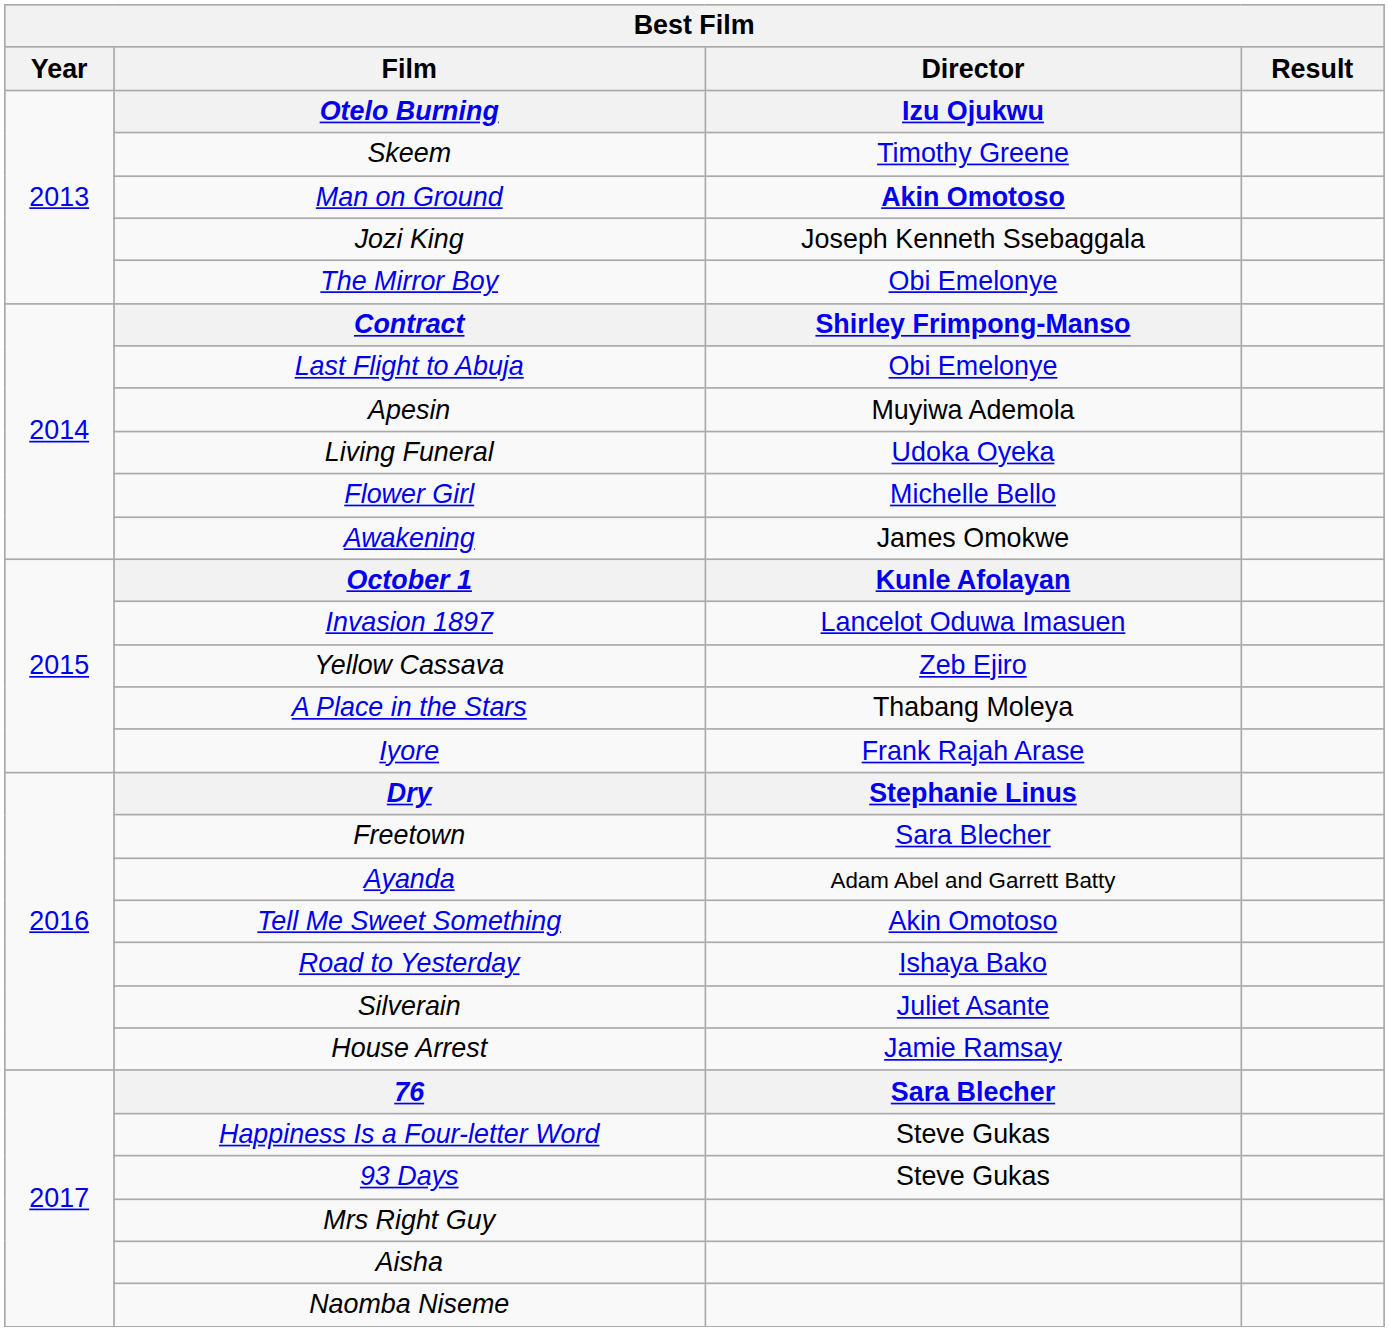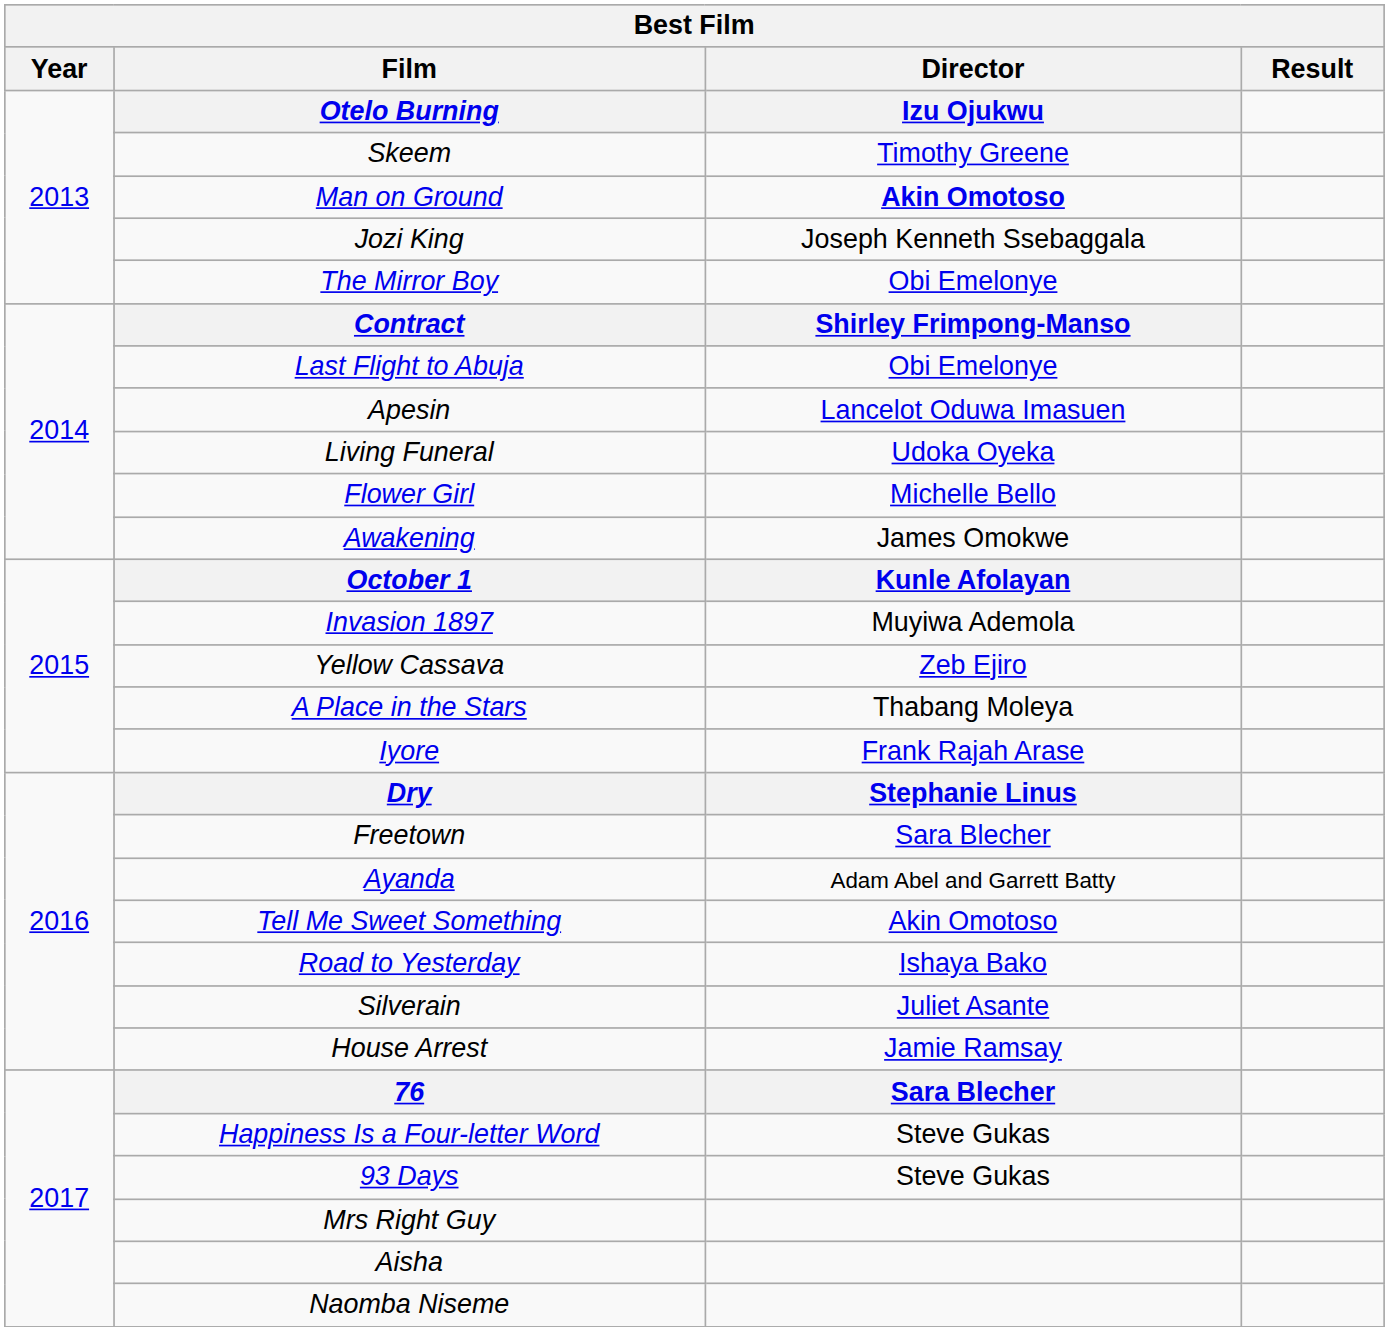(973, 409) Muyiwa Ademola -> (973, 409) Lancelot Oduwa Imasuen
(973, 622) Lancelot Oduwa Imasuen -> (973, 622) Muyiwa Ademola
